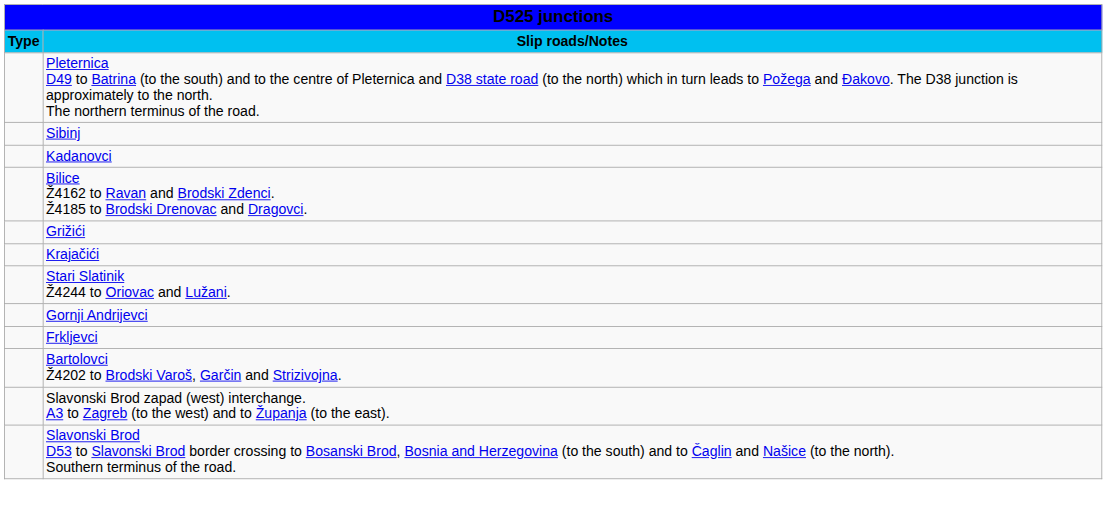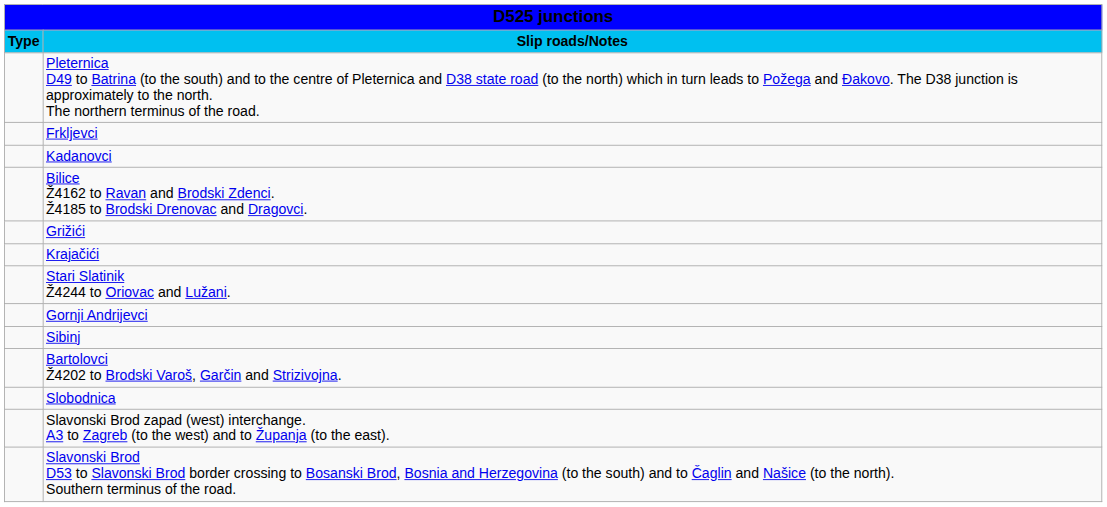rows swapped: (72, 337) <-> (63, 133)
+ row: (81, 398)
